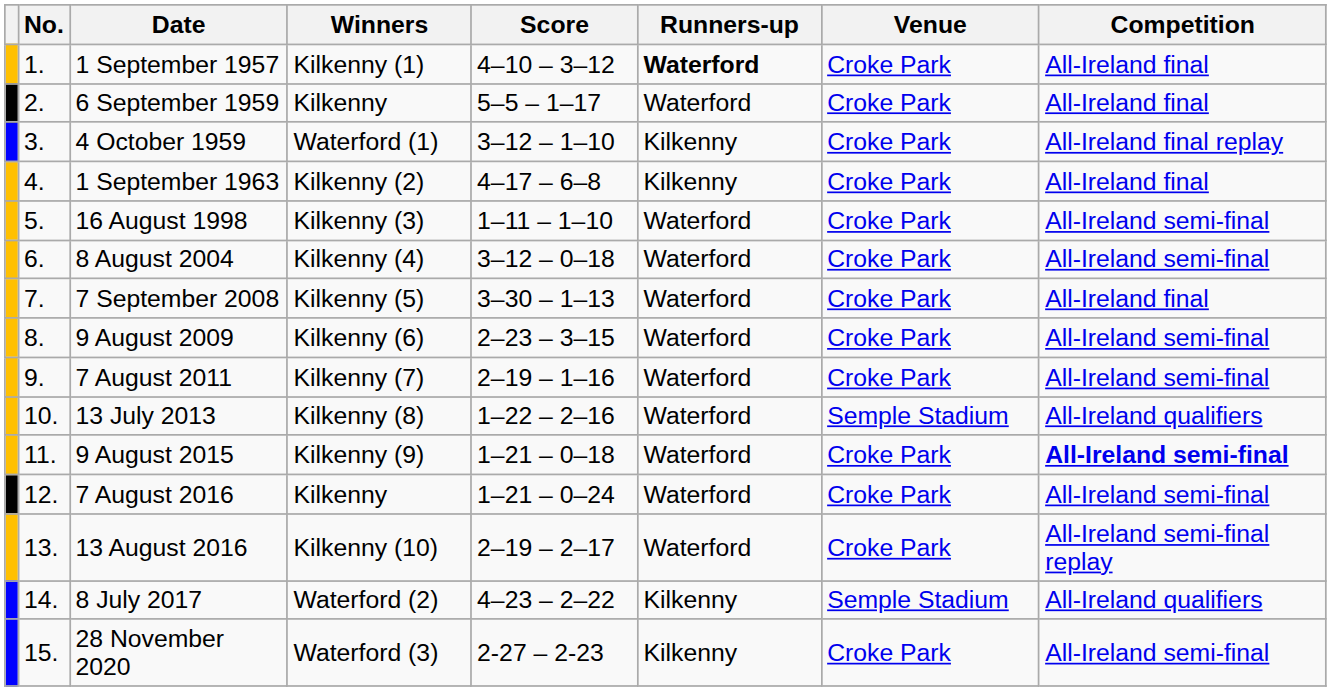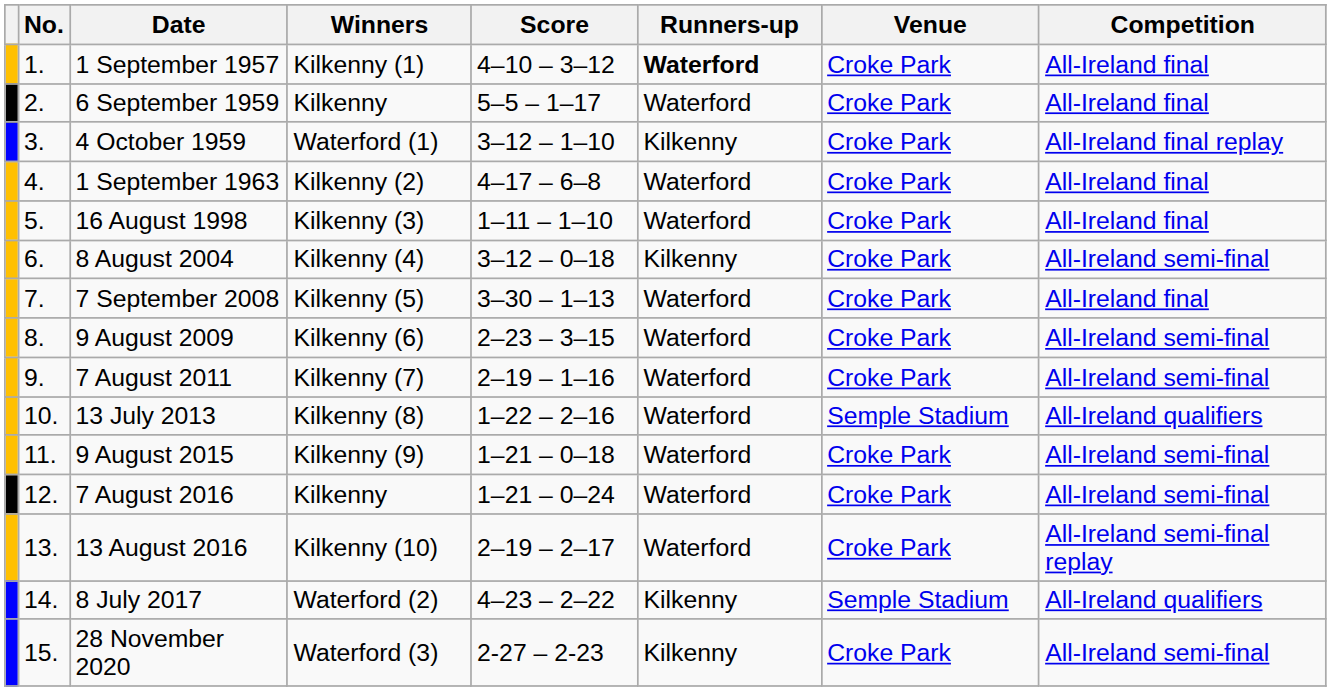(690, 181) Kilkenny -> (697, 181) Waterford
(1157, 220) All-Ireland semi-final -> (1127, 220) All-Ireland final
(697, 260) Waterford -> (690, 260) Kilkenny
(1167, 455) bold -> (1157, 455) normal
